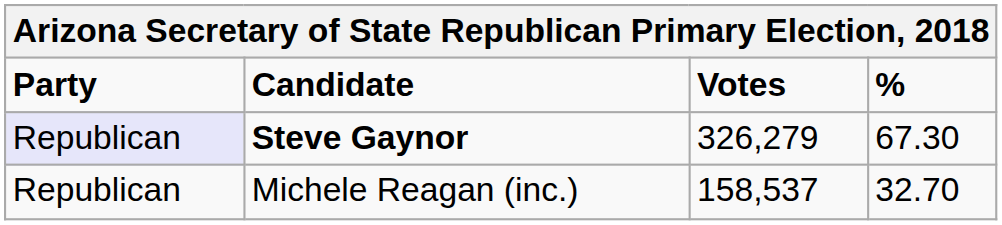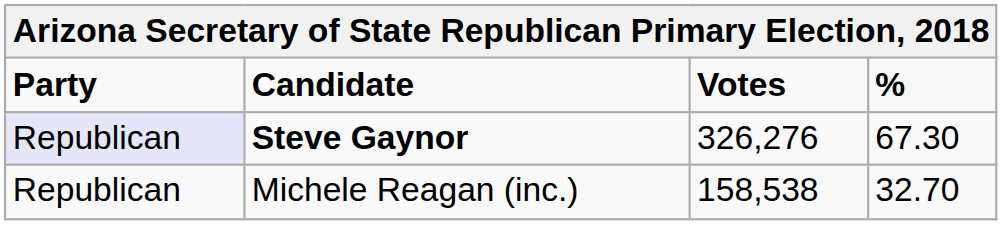(758, 137) 326,279 -> (758, 137) 326,276
(758, 191) 158,537 -> (758, 191) 158,538
